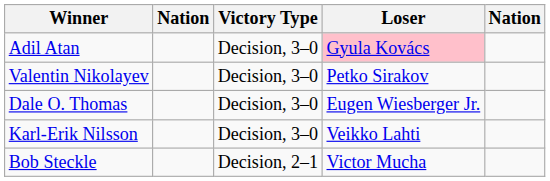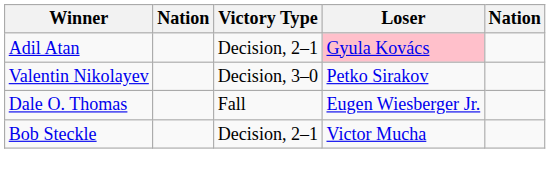(268, 47) Decision, 3–0 -> (268, 47) Decision, 2–1
(268, 104) Decision, 3–0 -> (232, 104) Fall
- row: (73, 133)
